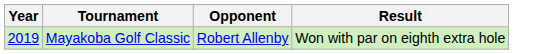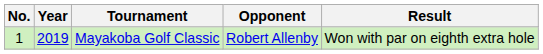+ column: (19, 16)
